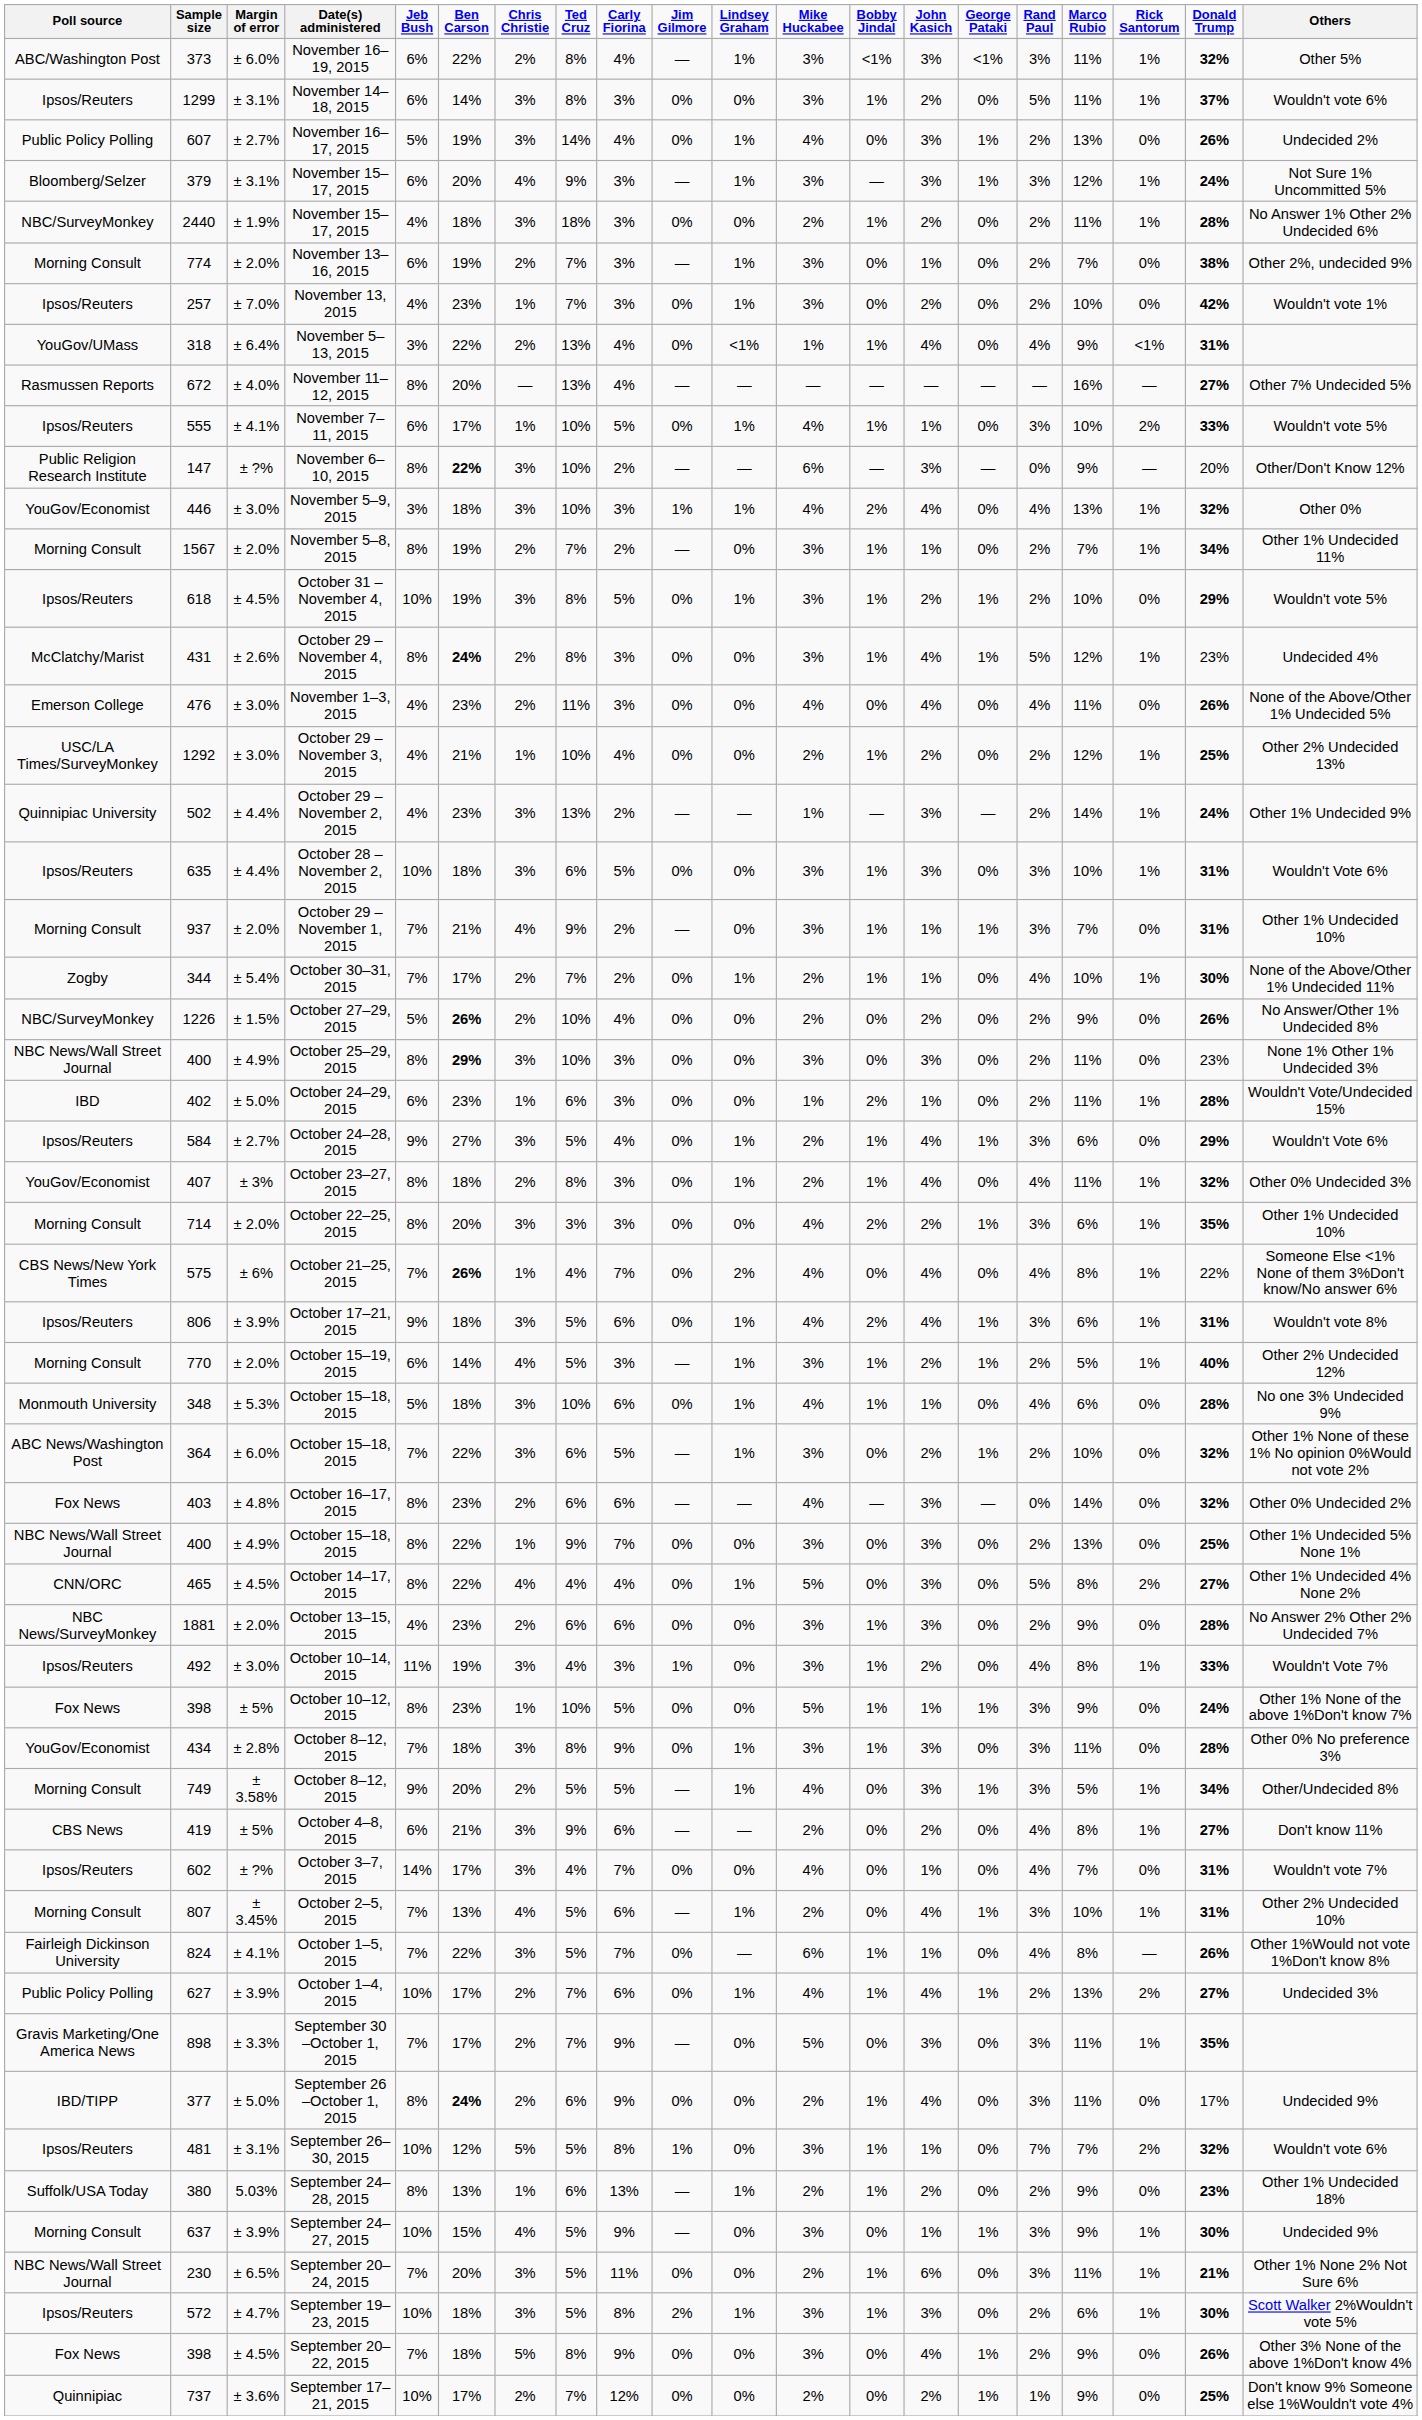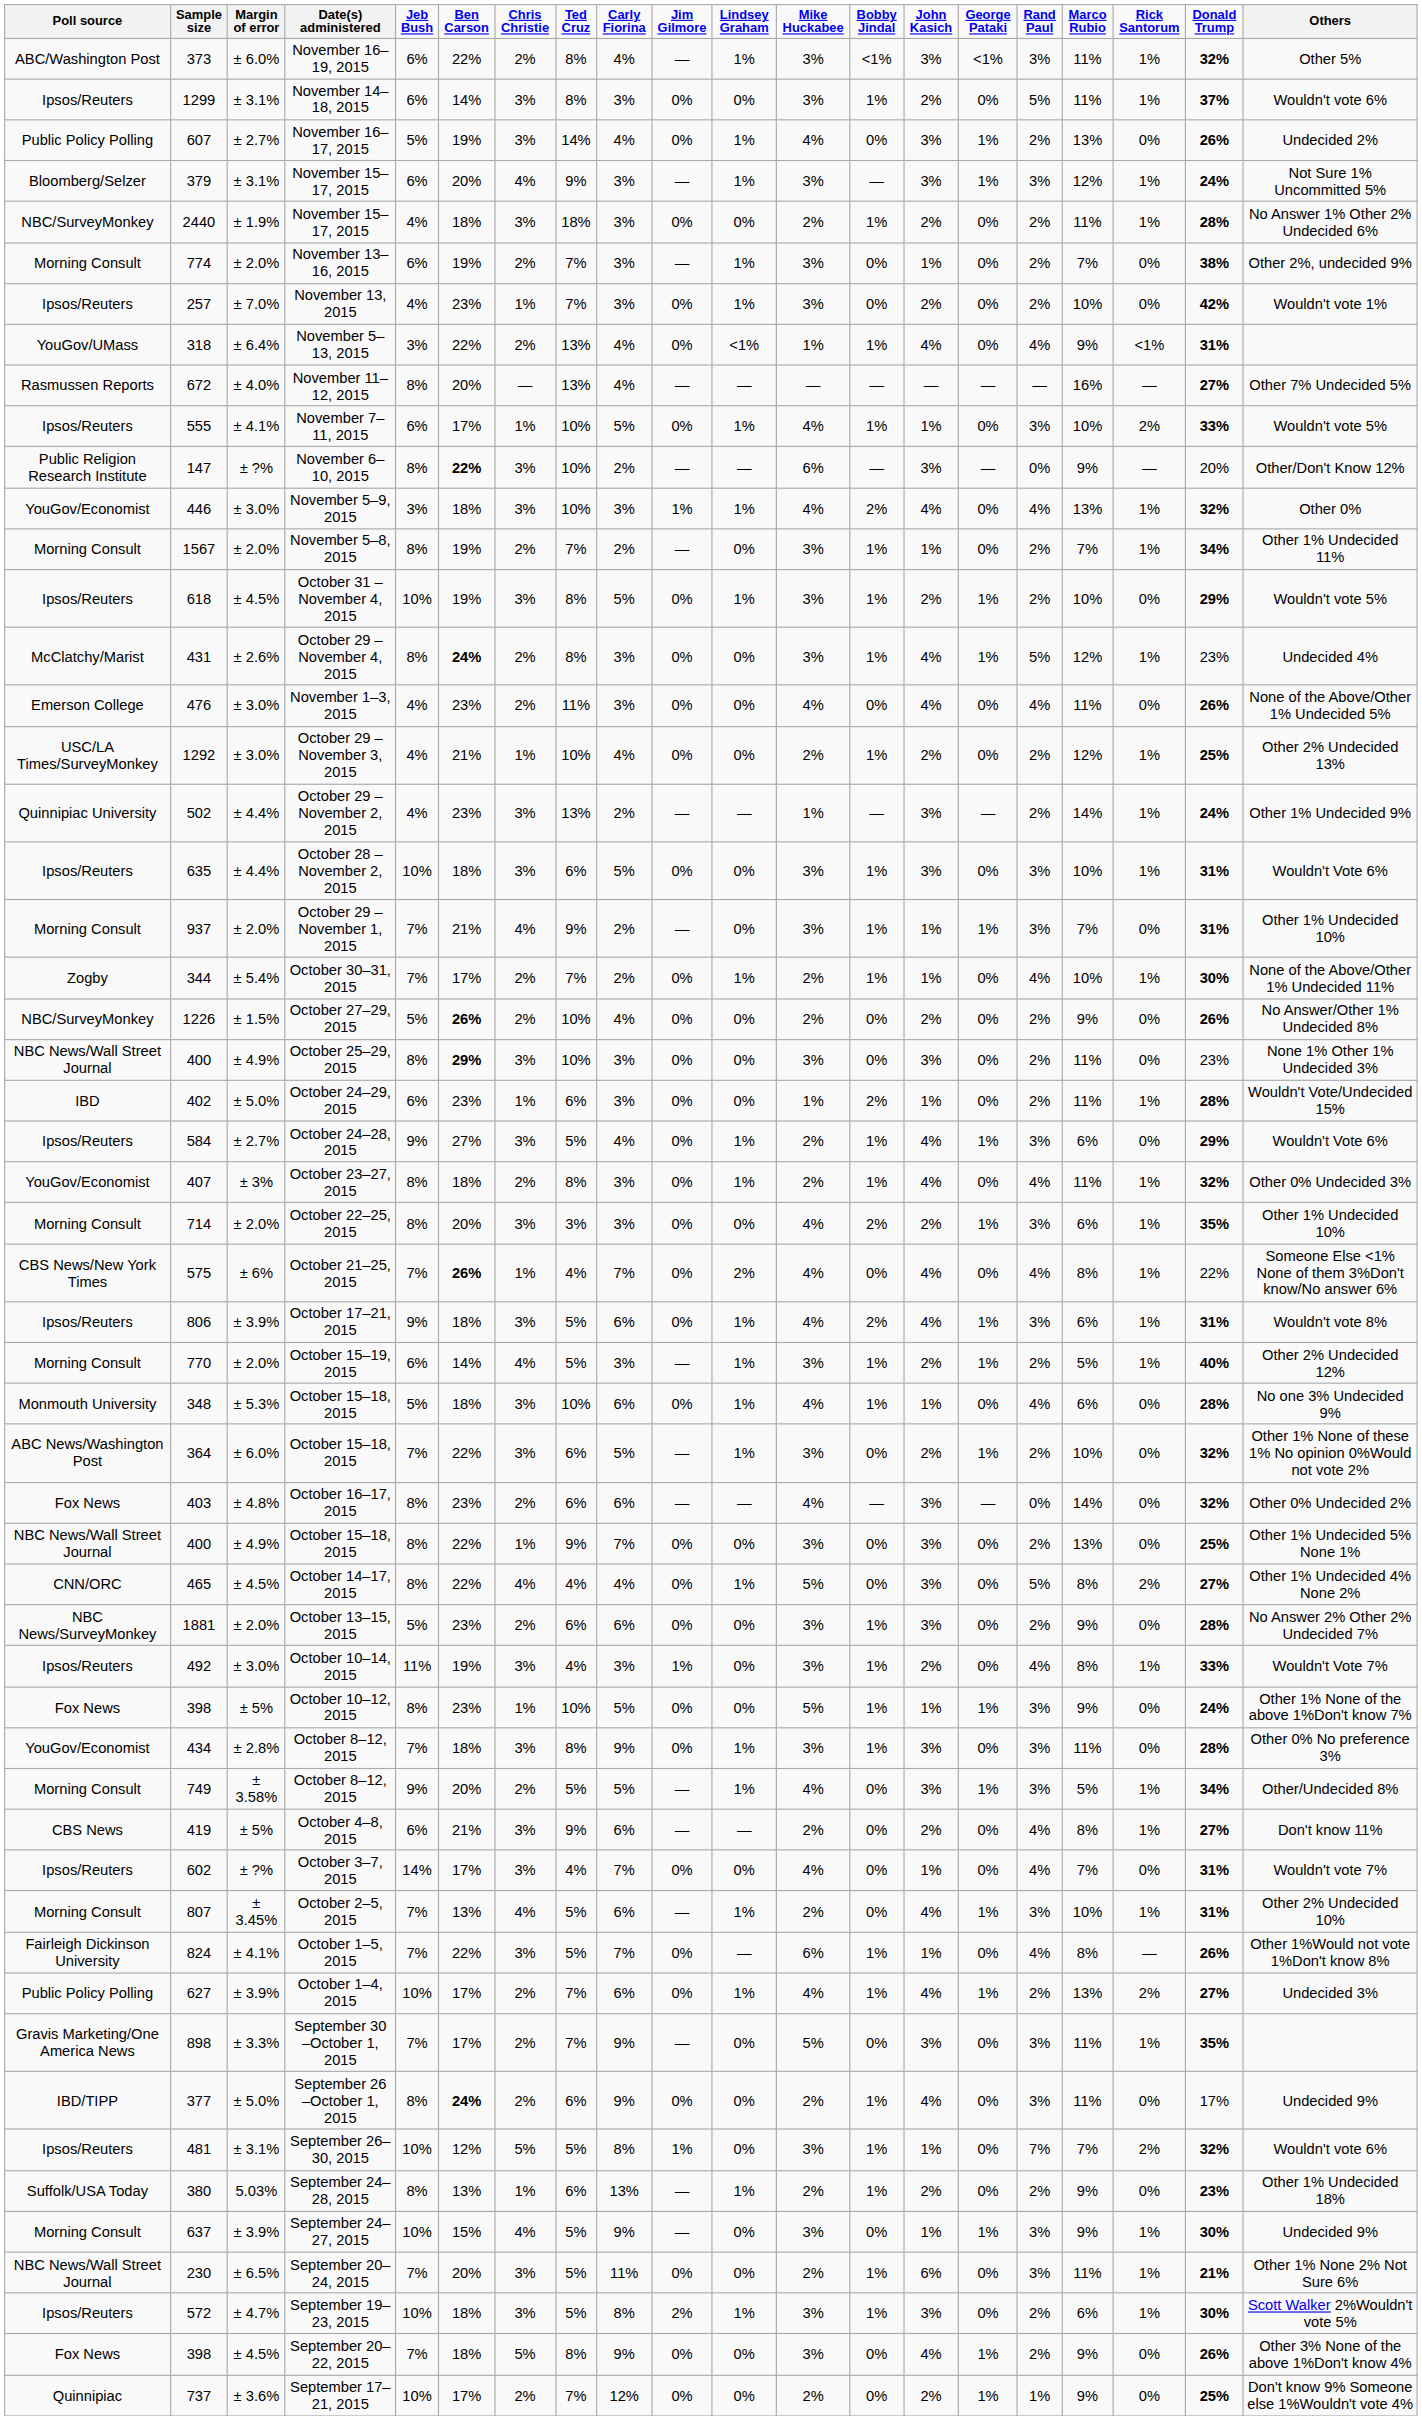(417, 1625) 4% -> (417, 1625) 5%
